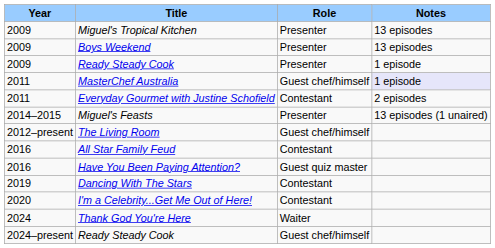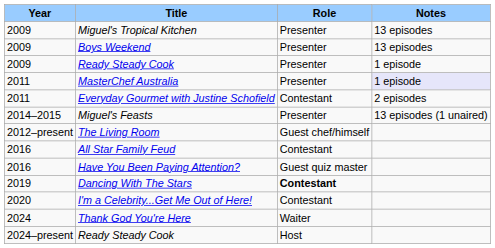(325, 82) Guest chef/himself -> (303, 82) Presenter
(306, 184) normal -> (308, 184) bold
(325, 235) Guest chef/himself -> (291, 235) Host
